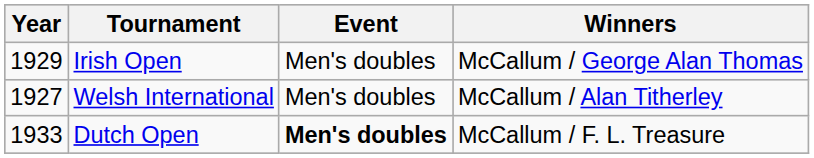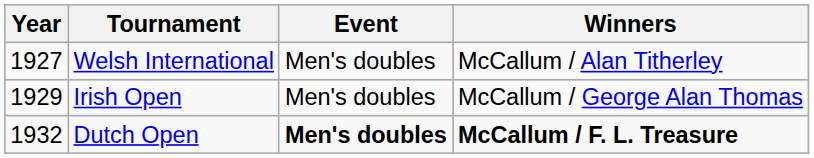rows swapped: (174, 98) <-> (128, 61)
(36, 135) 1933 -> (36, 135) 1932
(592, 135) normal -> (598, 135) bold
